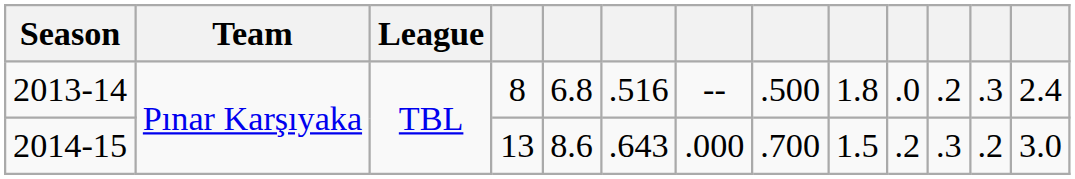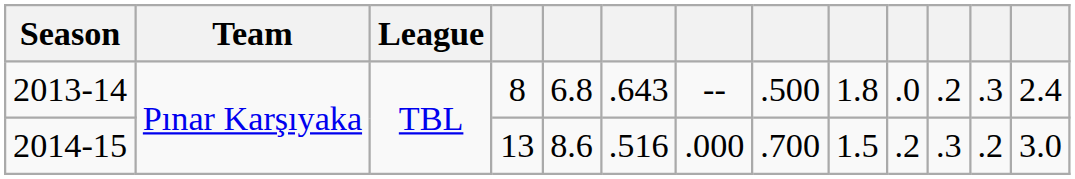(639, 89) .516 -> (639, 89) .643
(639, 145) .643 -> (639, 145) .516
